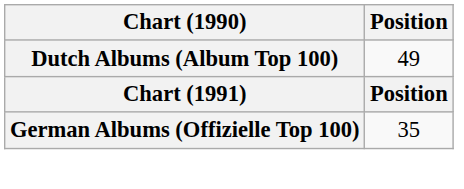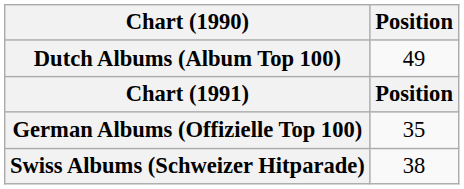+ row: (187, 165)
